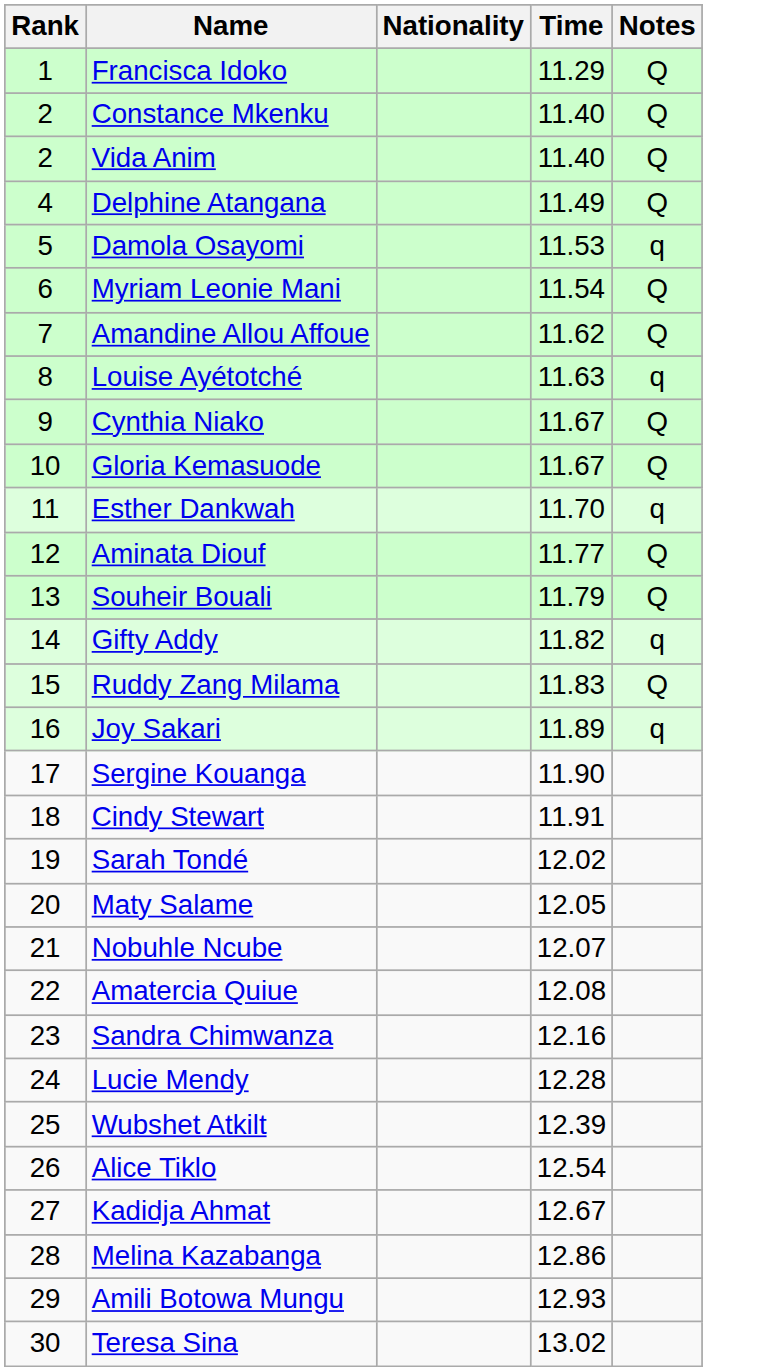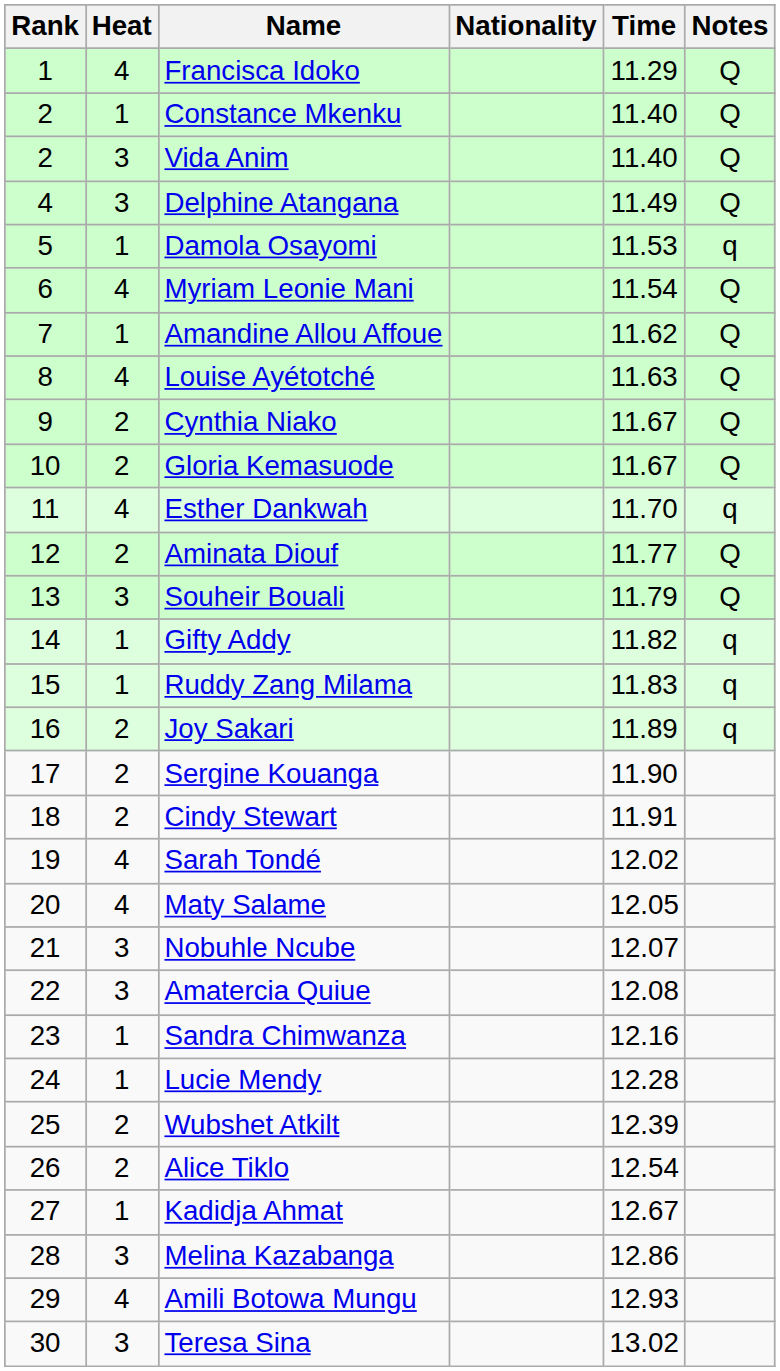+ column: (122, 26)
(657, 377) q -> (730, 377) Q
(657, 684) Q -> (730, 684) q
